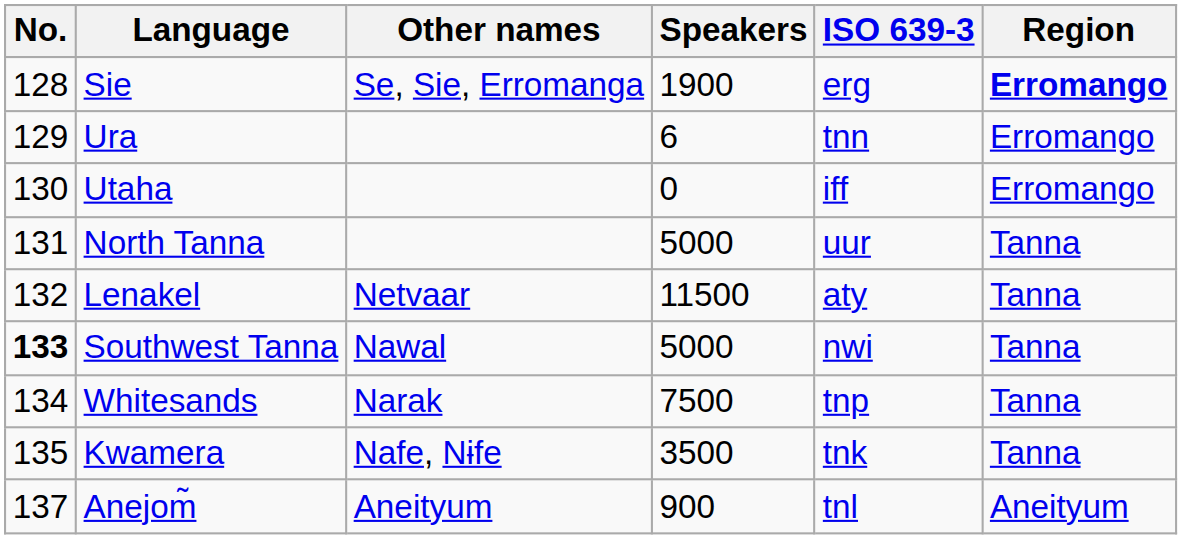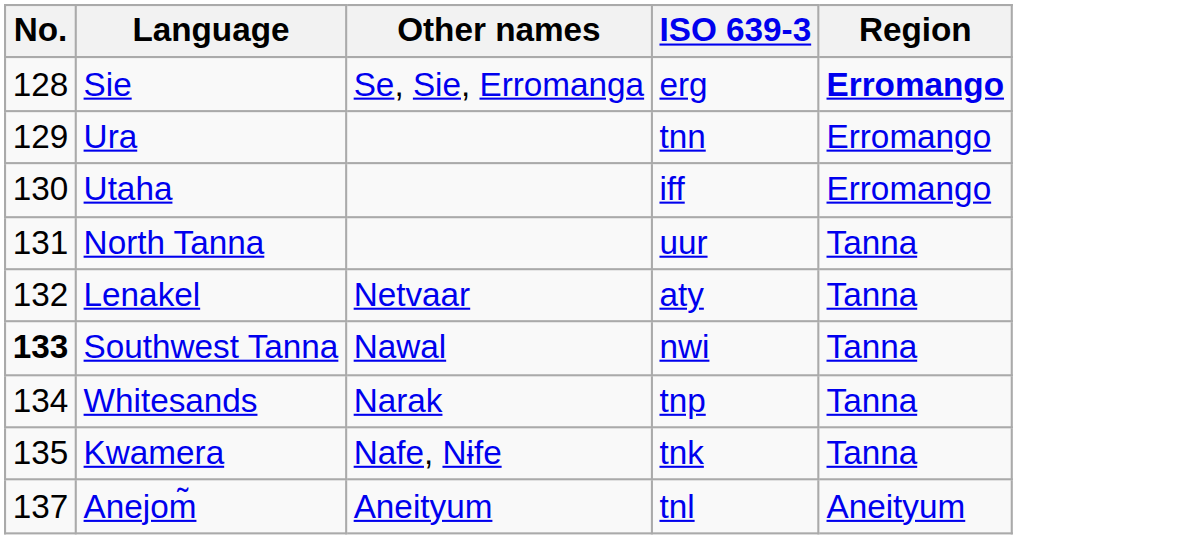- column: (733, 30)
